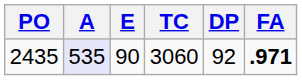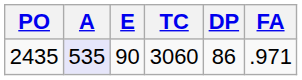(224, 56) 92 -> (224, 56) 86
(271, 56) bold -> (271, 56) normal
